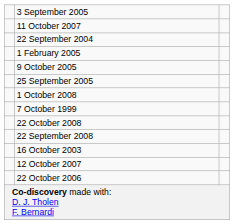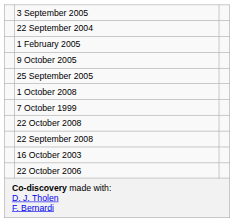- row: (49, 26)
- row: (49, 164)
